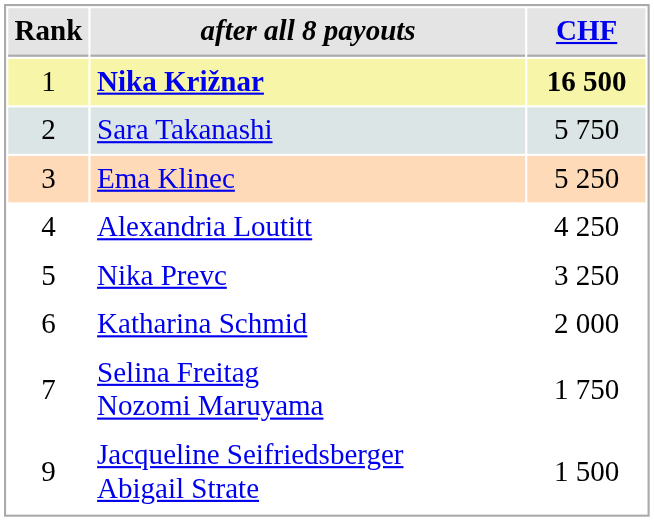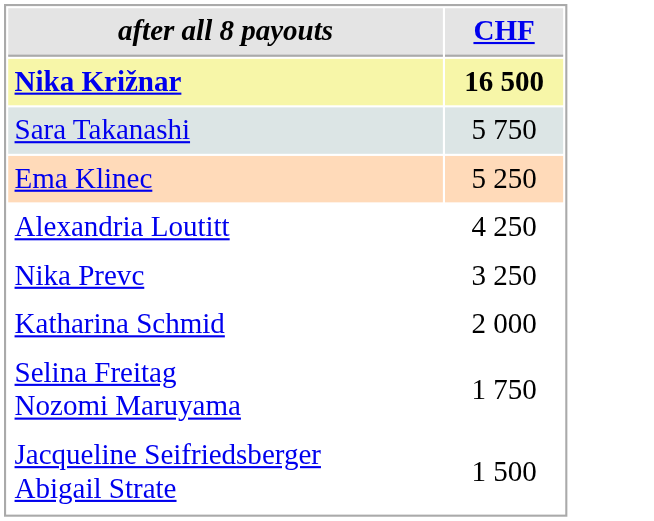- column: (48, 30)
